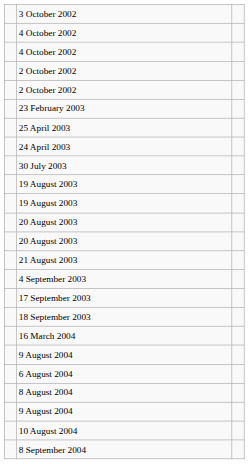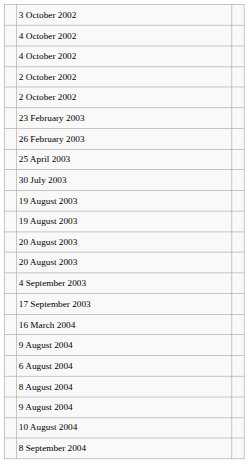+ row: (10, 139)
- row: (10, 147)
- row: (10, 260)
- row: (10, 317)
